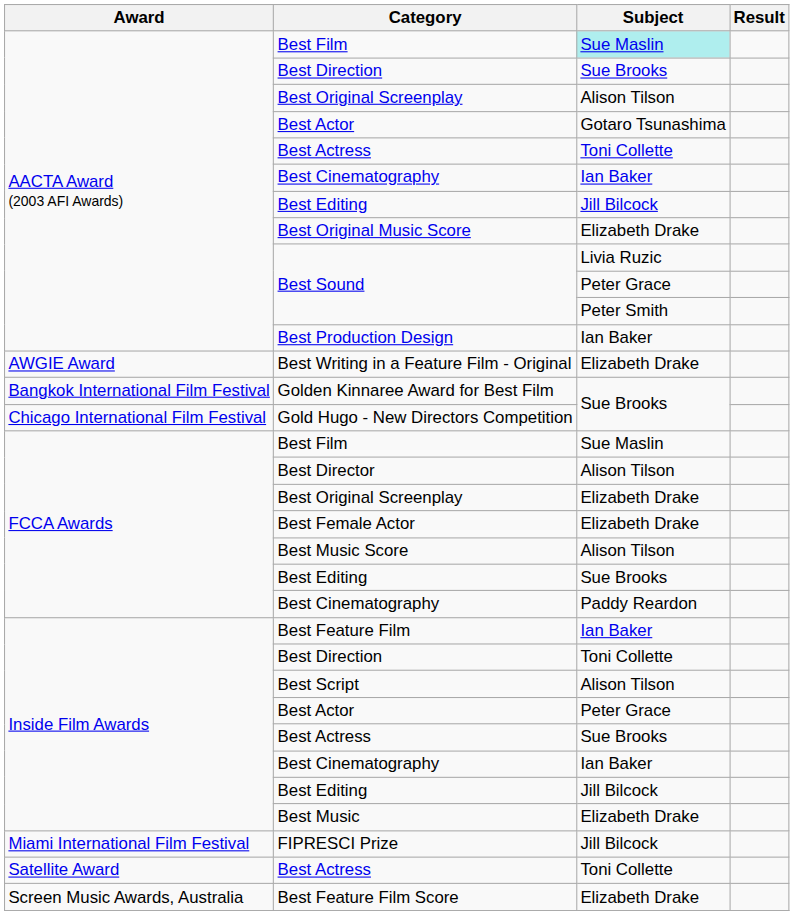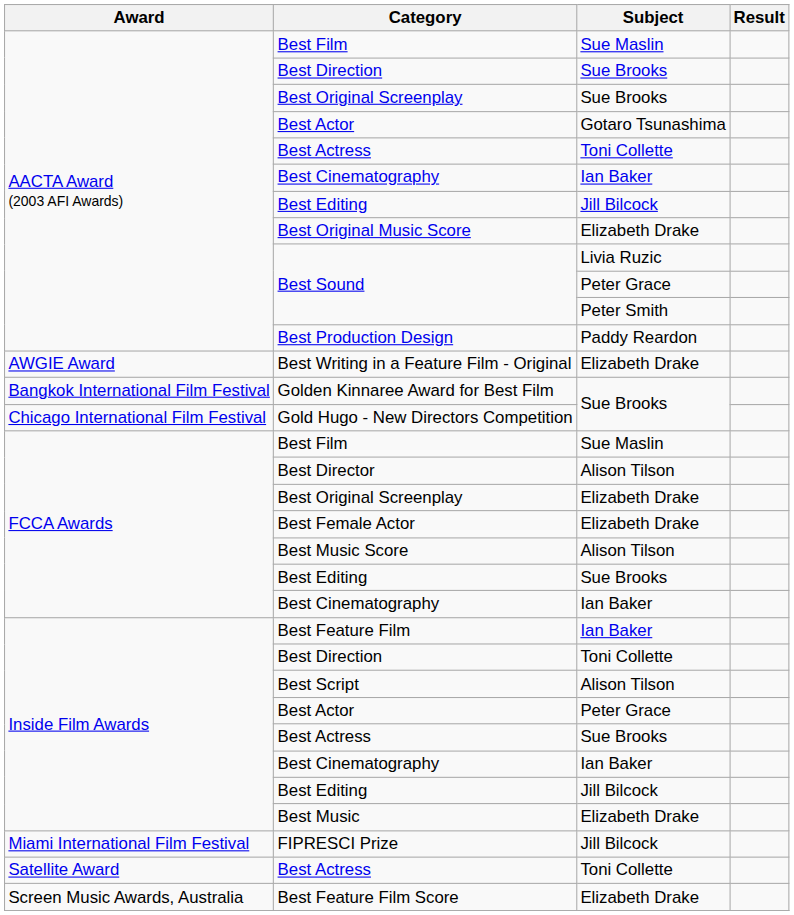(622, 44) paleturquoise background -> (622, 44) no background
(628, 97) Alison Tilson -> (624, 97) Sue Brooks
(616, 337) Ian Baker -> (639, 337) Paddy Reardon
(639, 603) Paddy Reardon -> (616, 603) Ian Baker
